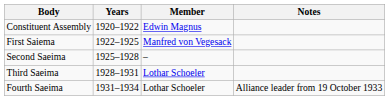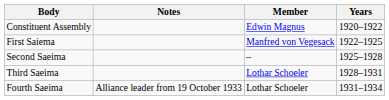columns swapped: (117, 12) <-> (309, 12)
